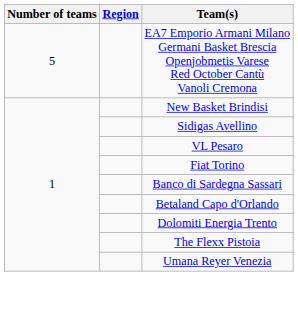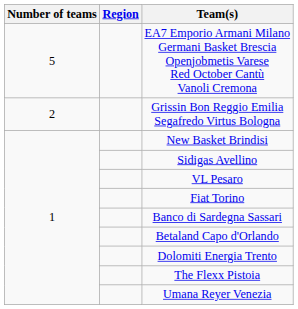+ row: (217, 114)
